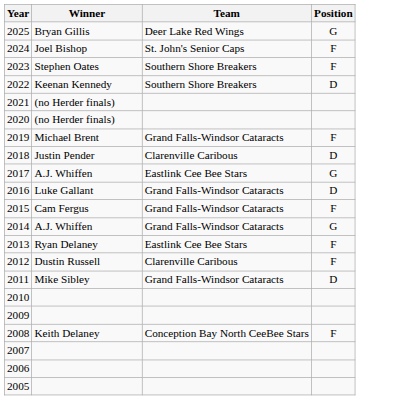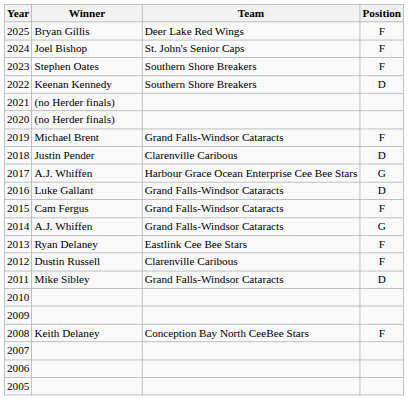(333, 31) G -> (382, 31) F
(196, 173) Eastlink Cee Bee Stars -> (251, 173) Harbour Grace Ocean Enterprise Cee Bee Stars
